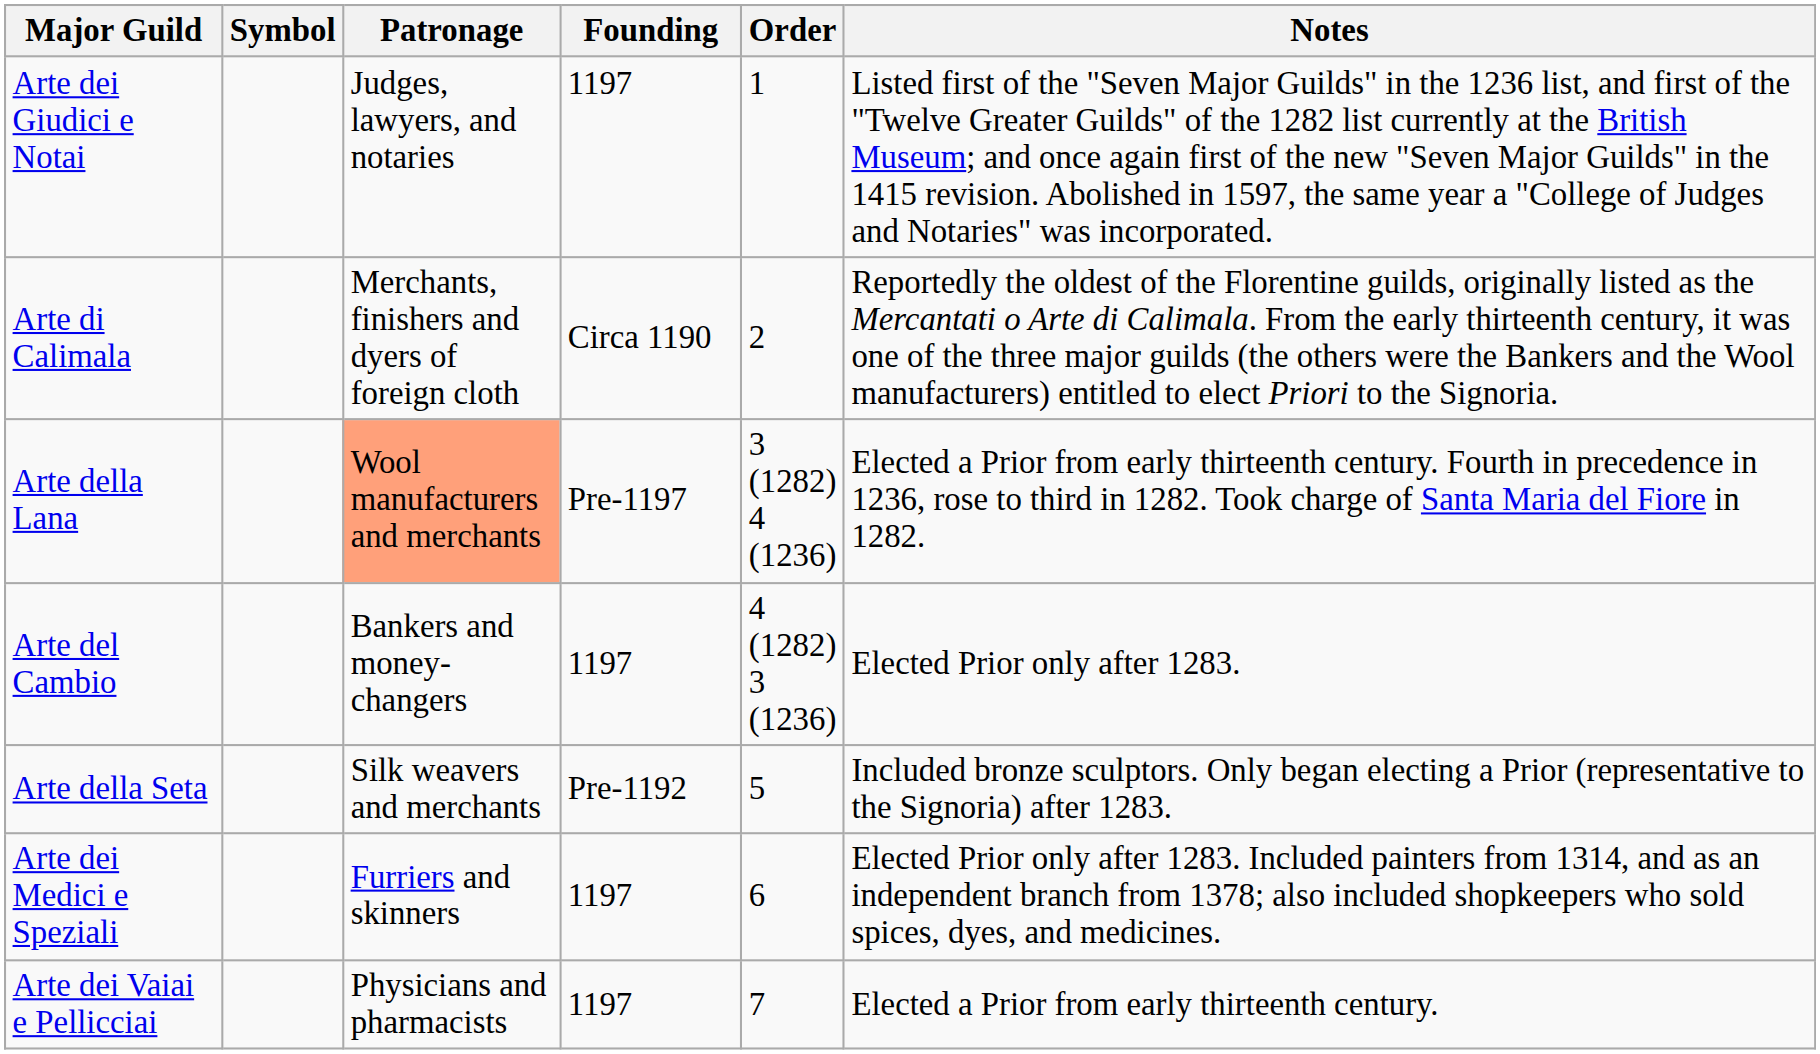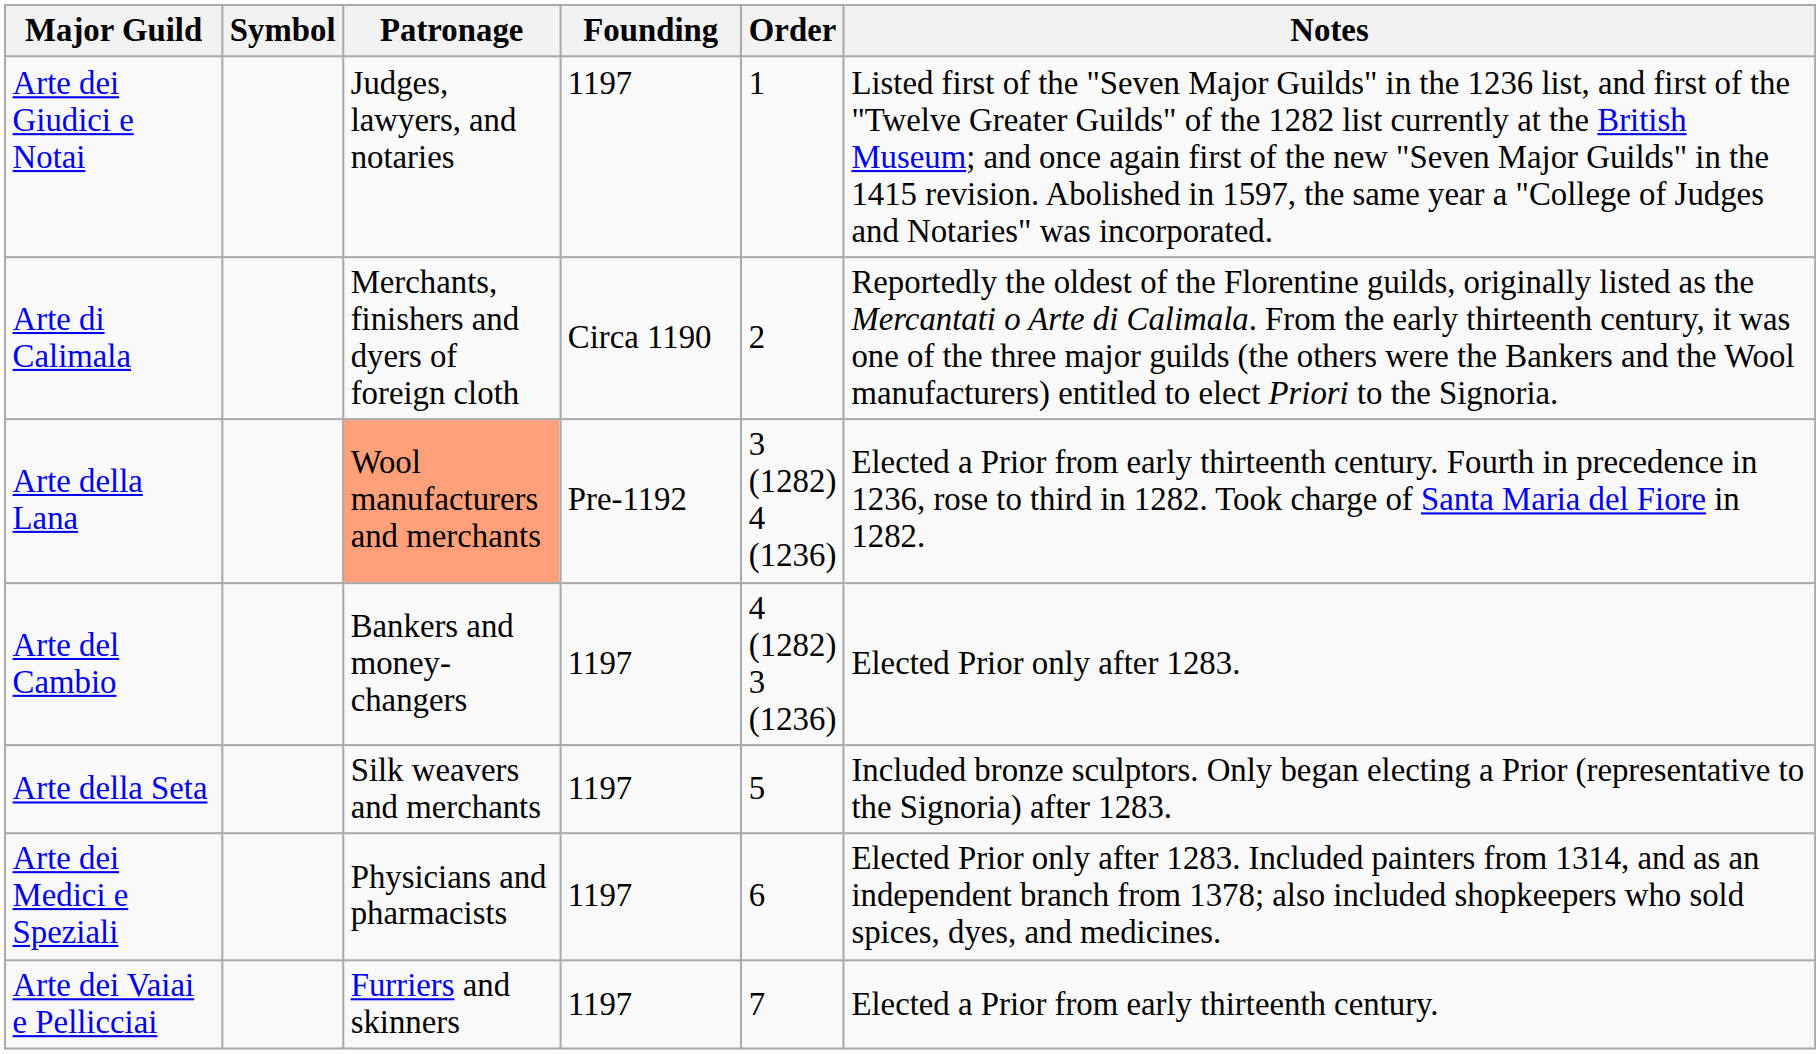(627, 500) Pre-1197 -> (627, 500) Pre-1192
(627, 788) Pre-1192 -> (600, 788) 1197
(430, 896) Furriers and skinners -> (449, 896) Physicians and pharmacists
(449, 1003) Physicians and pharmacists -> (430, 1003) Furriers and skinners
